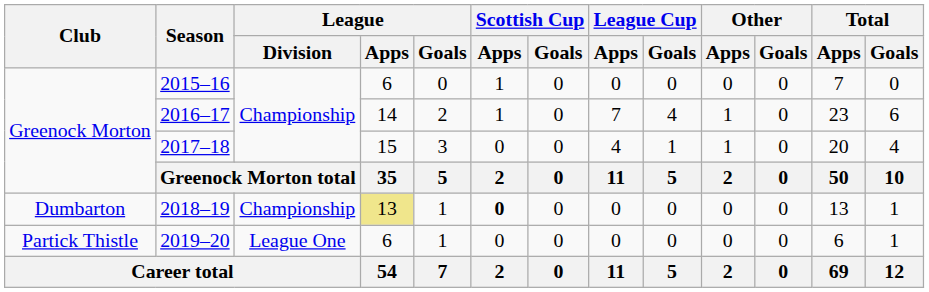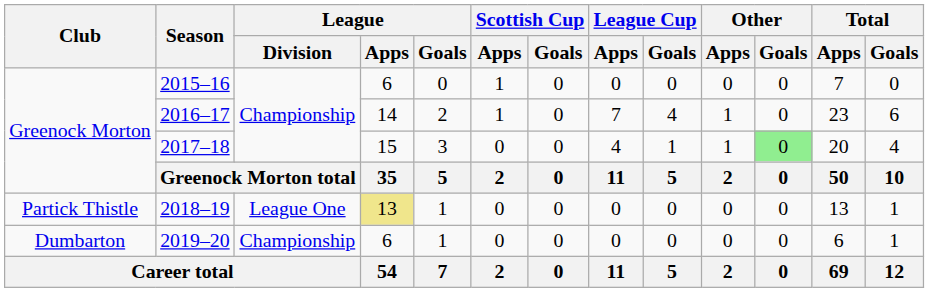(783, 146) no background -> (783, 146) lightgreen background
(80, 209) Dumbarton -> (80, 209) Partick Thistle
(297, 209) Championship -> (297, 209) League One
(499, 209) bold -> (499, 209) normal
(80, 240) Partick Thistle -> (80, 240) Dumbarton
(297, 240) League One -> (297, 240) Championship
